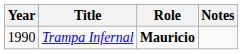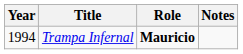(22, 37) 1990 -> (22, 37) 1994
